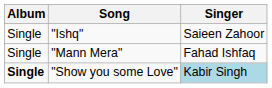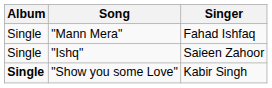rows swapped: (87, 53) <-> (67, 33)
(215, 72) lightblue background -> (215, 72) no background
